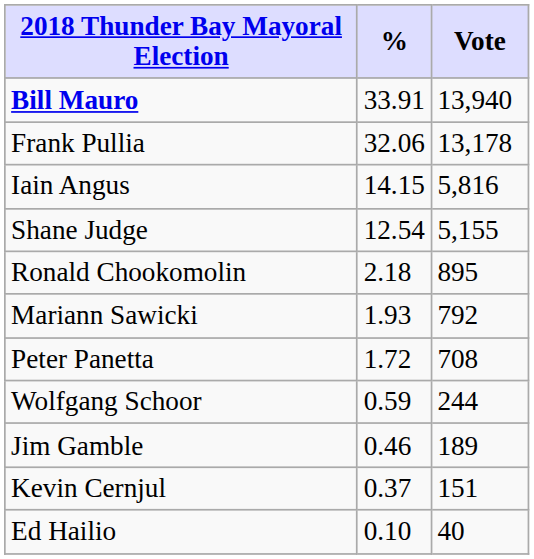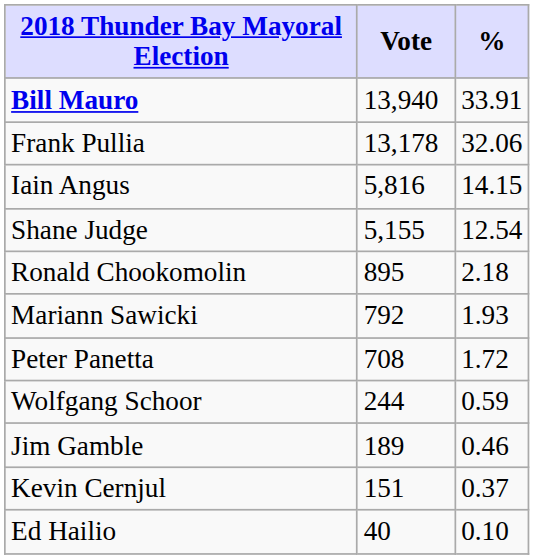columns swapped: (480, 41) <-> (394, 41)
